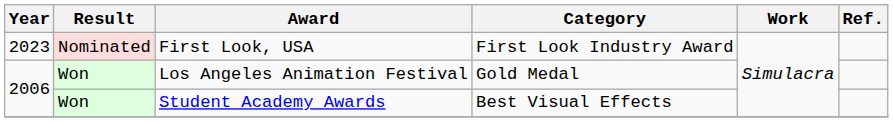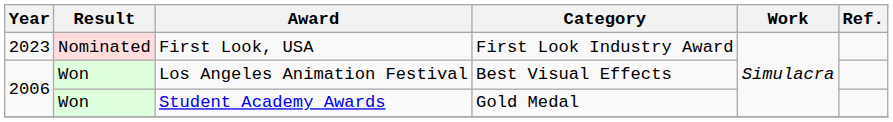(528, 75) Gold Medal -> (574, 75) Best Visual Effects
(574, 103) Best Visual Effects -> (528, 103) Gold Medal
